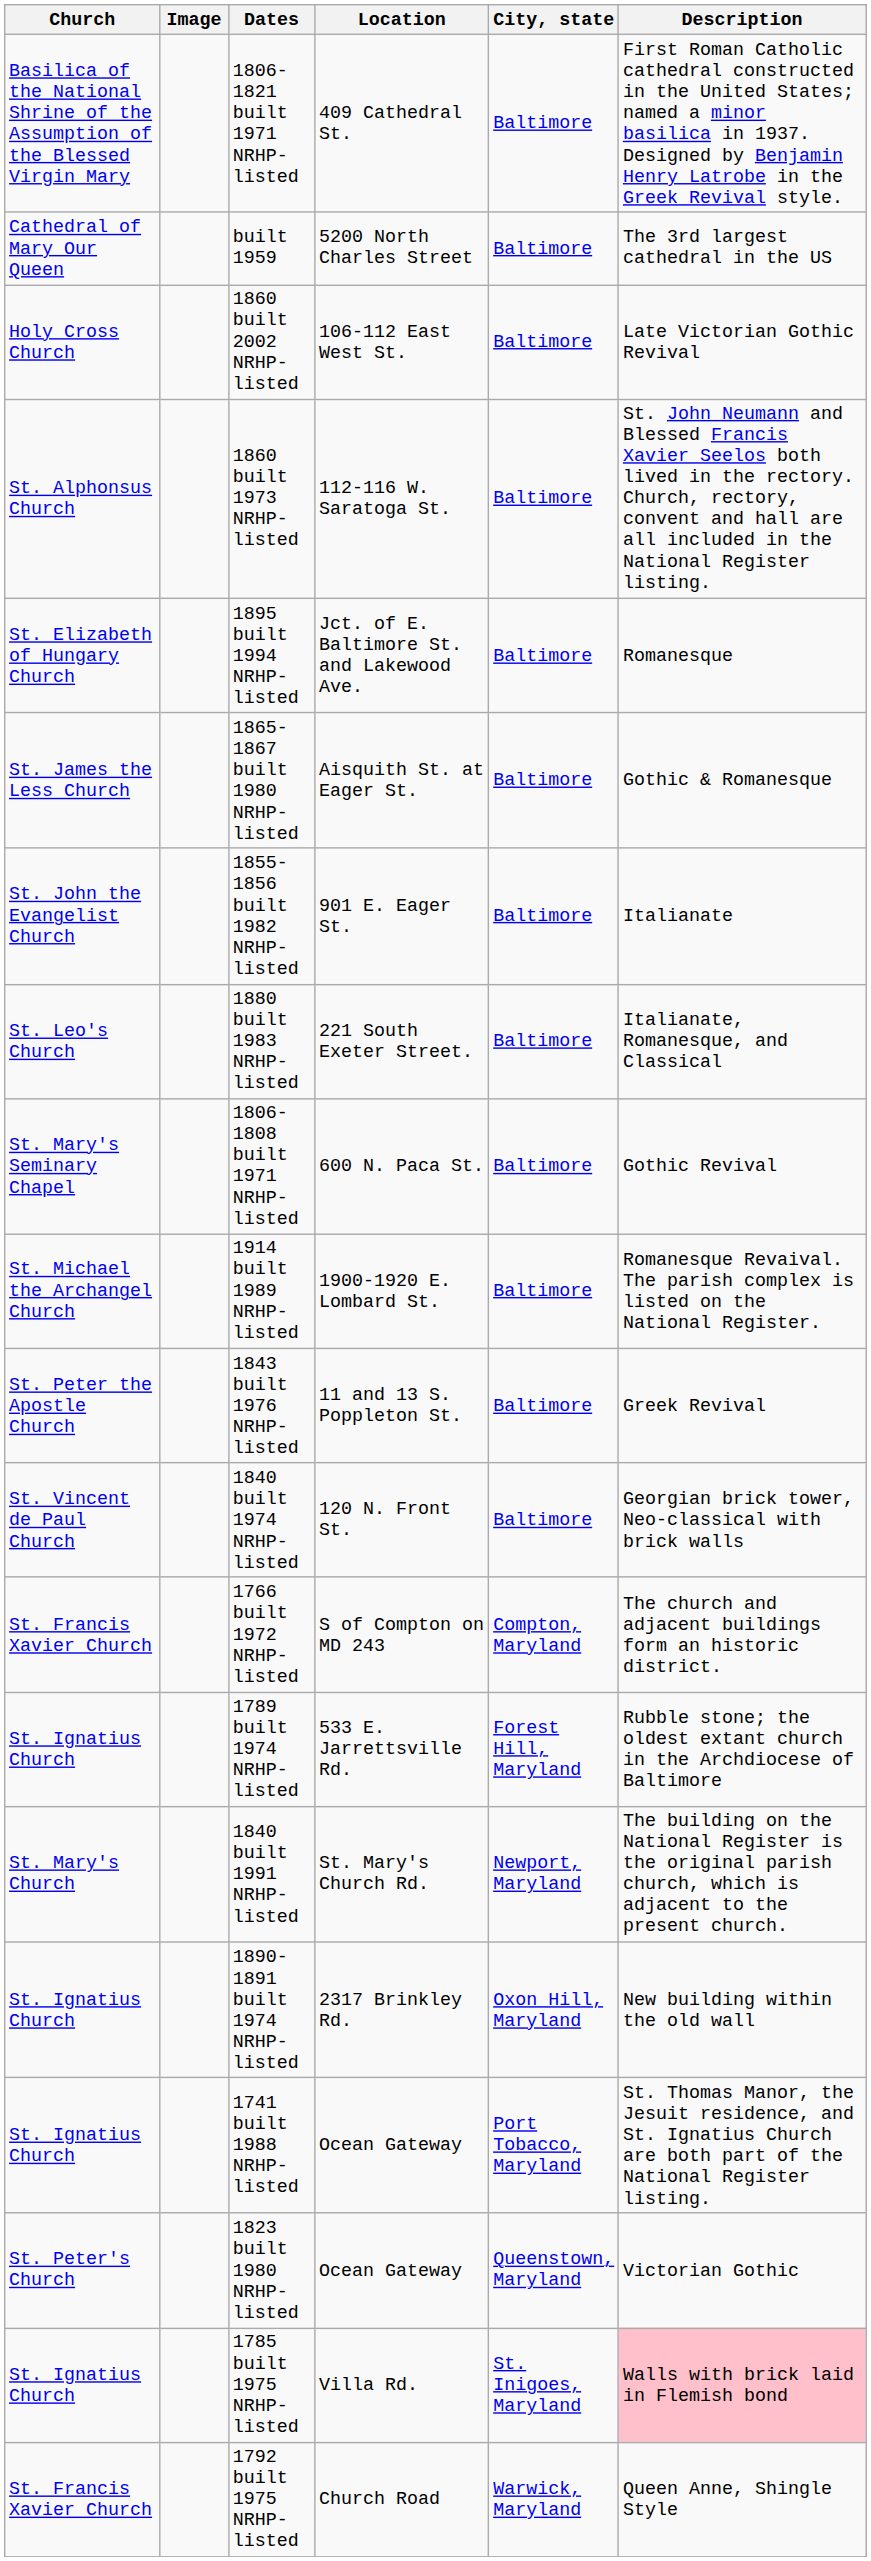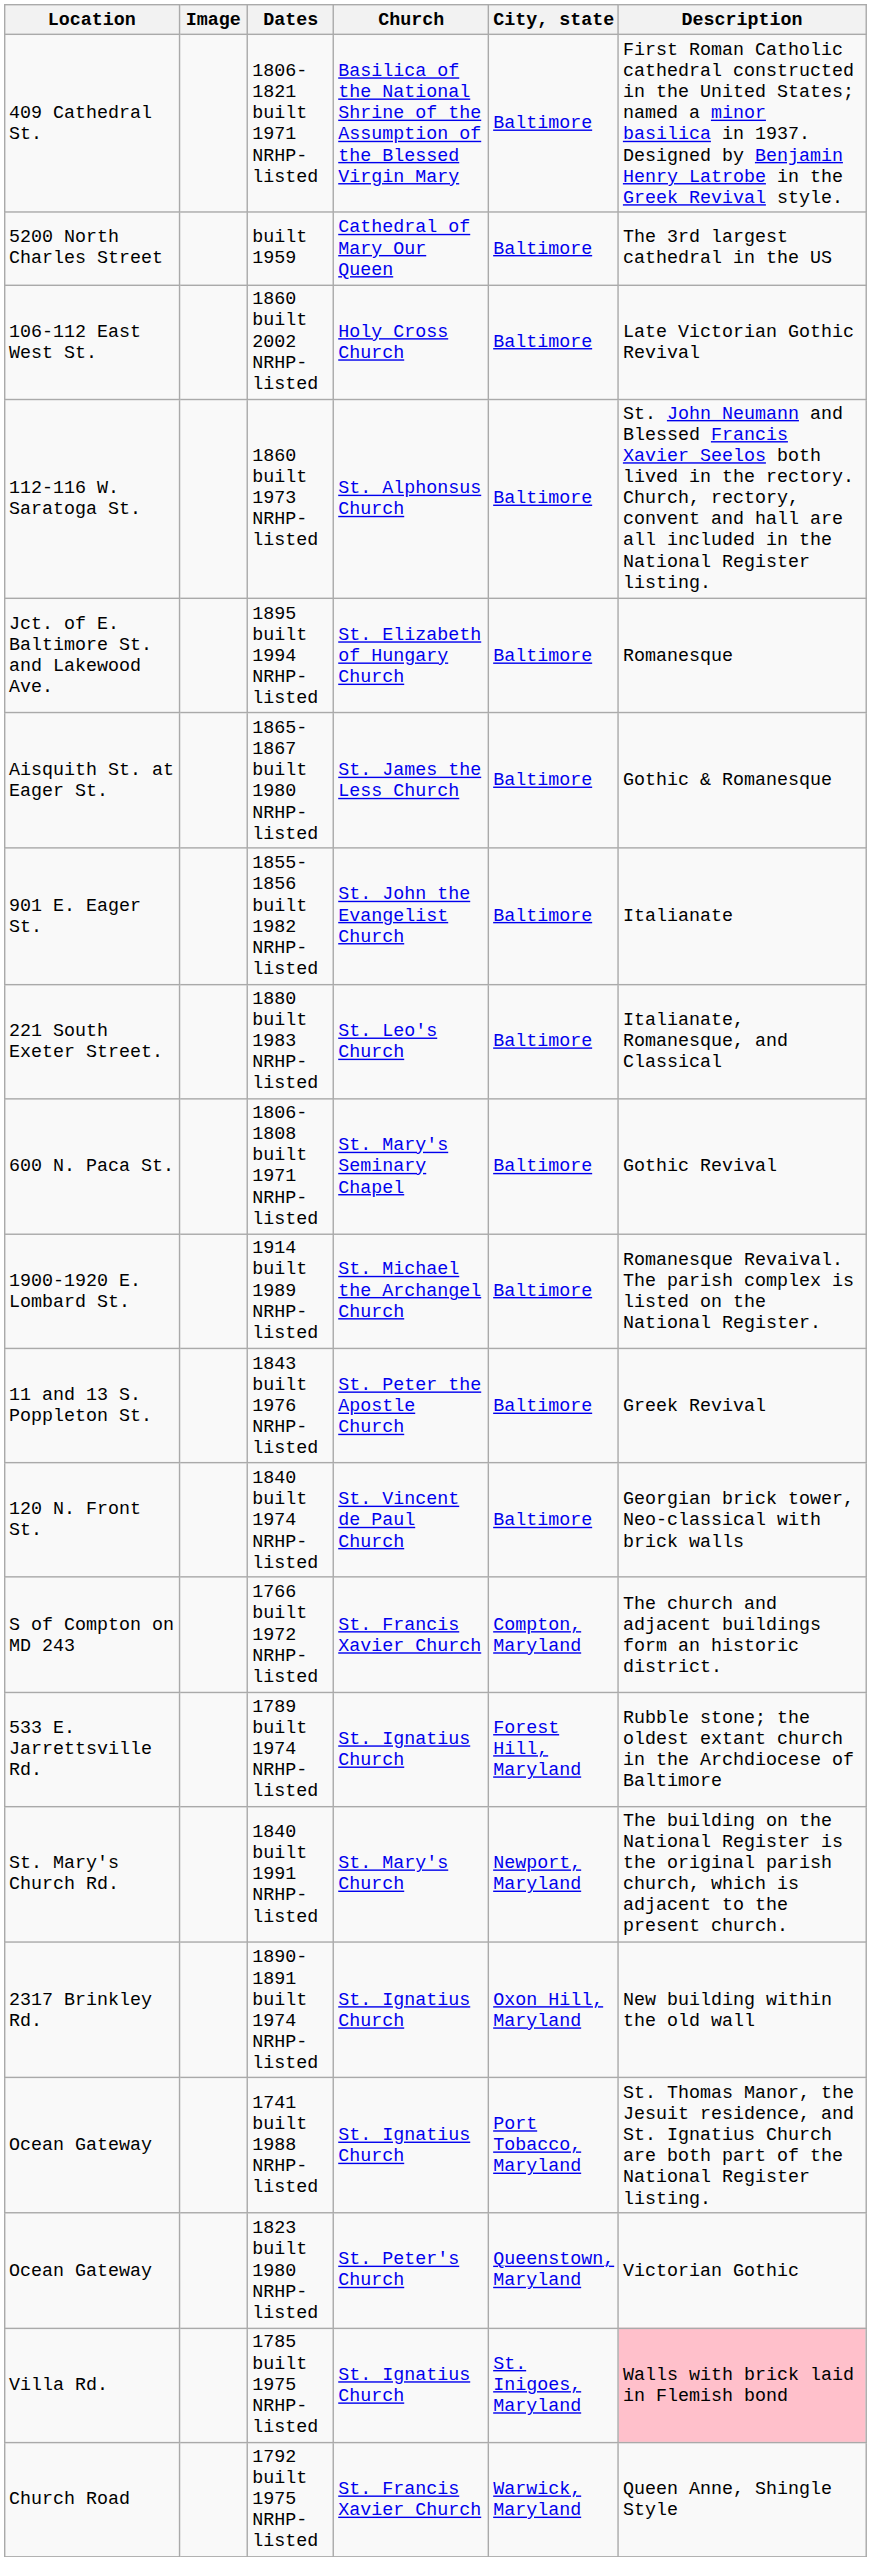columns swapped: (82, 20) <-> (402, 20)
